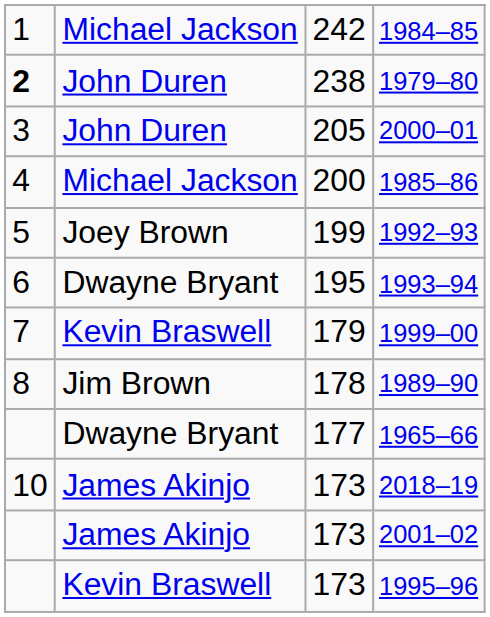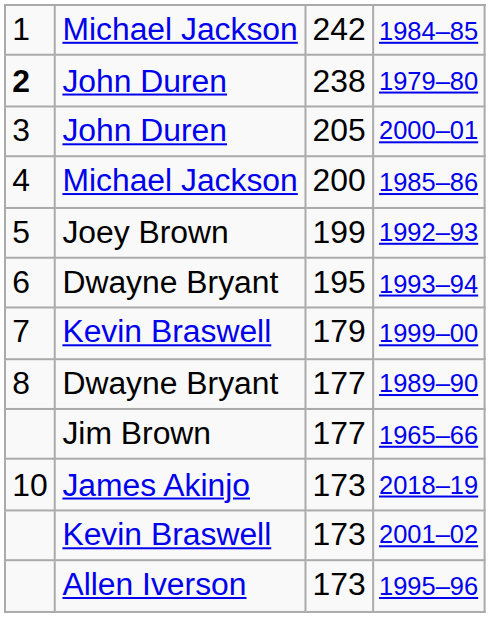(137, 383) Jim Brown -> (170, 383) Dwayne Bryant
(339, 383) 178 -> (339, 383) 177
(170, 433) Dwayne Bryant -> (137, 433) Jim Brown
(156, 534) James Akinjo -> (167, 534) Kevin Braswell
(167, 585) Kevin Braswell -> (154, 585) Allen Iverson
